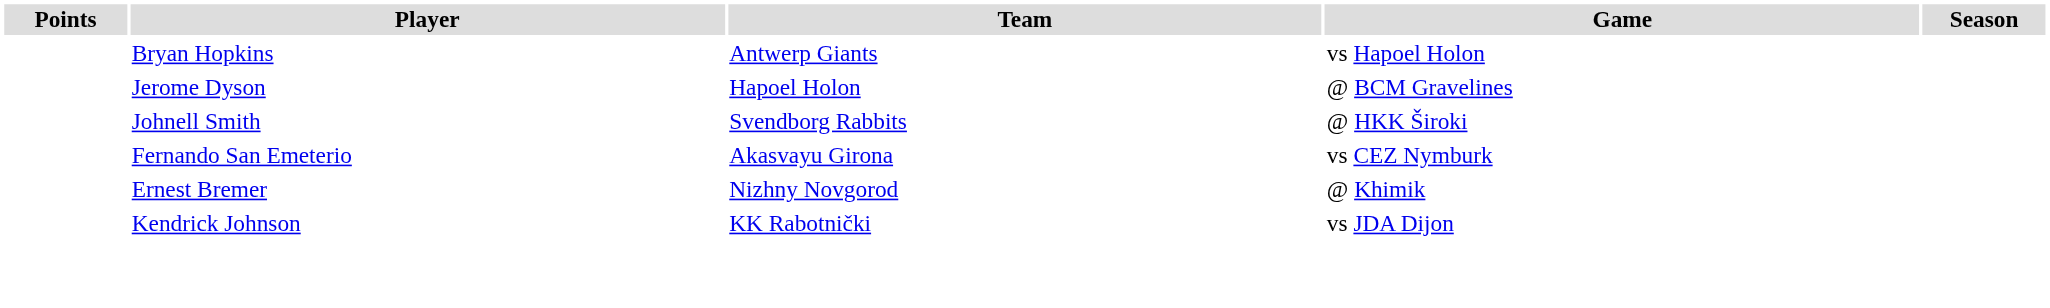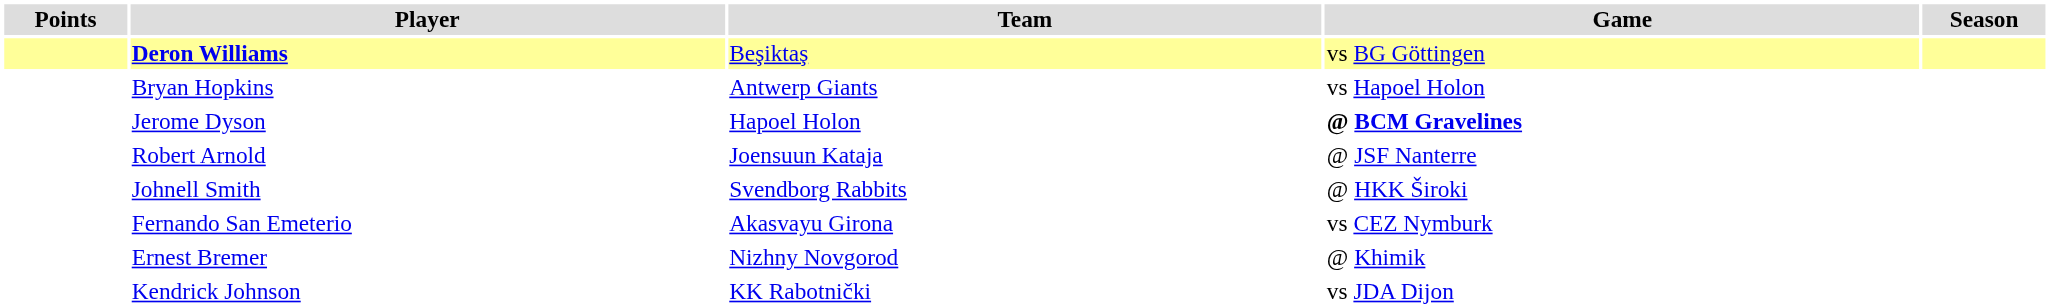+ row: (210, 53)
(1420, 87) normal -> (1424, 121) bold
+ row: (199, 155)
